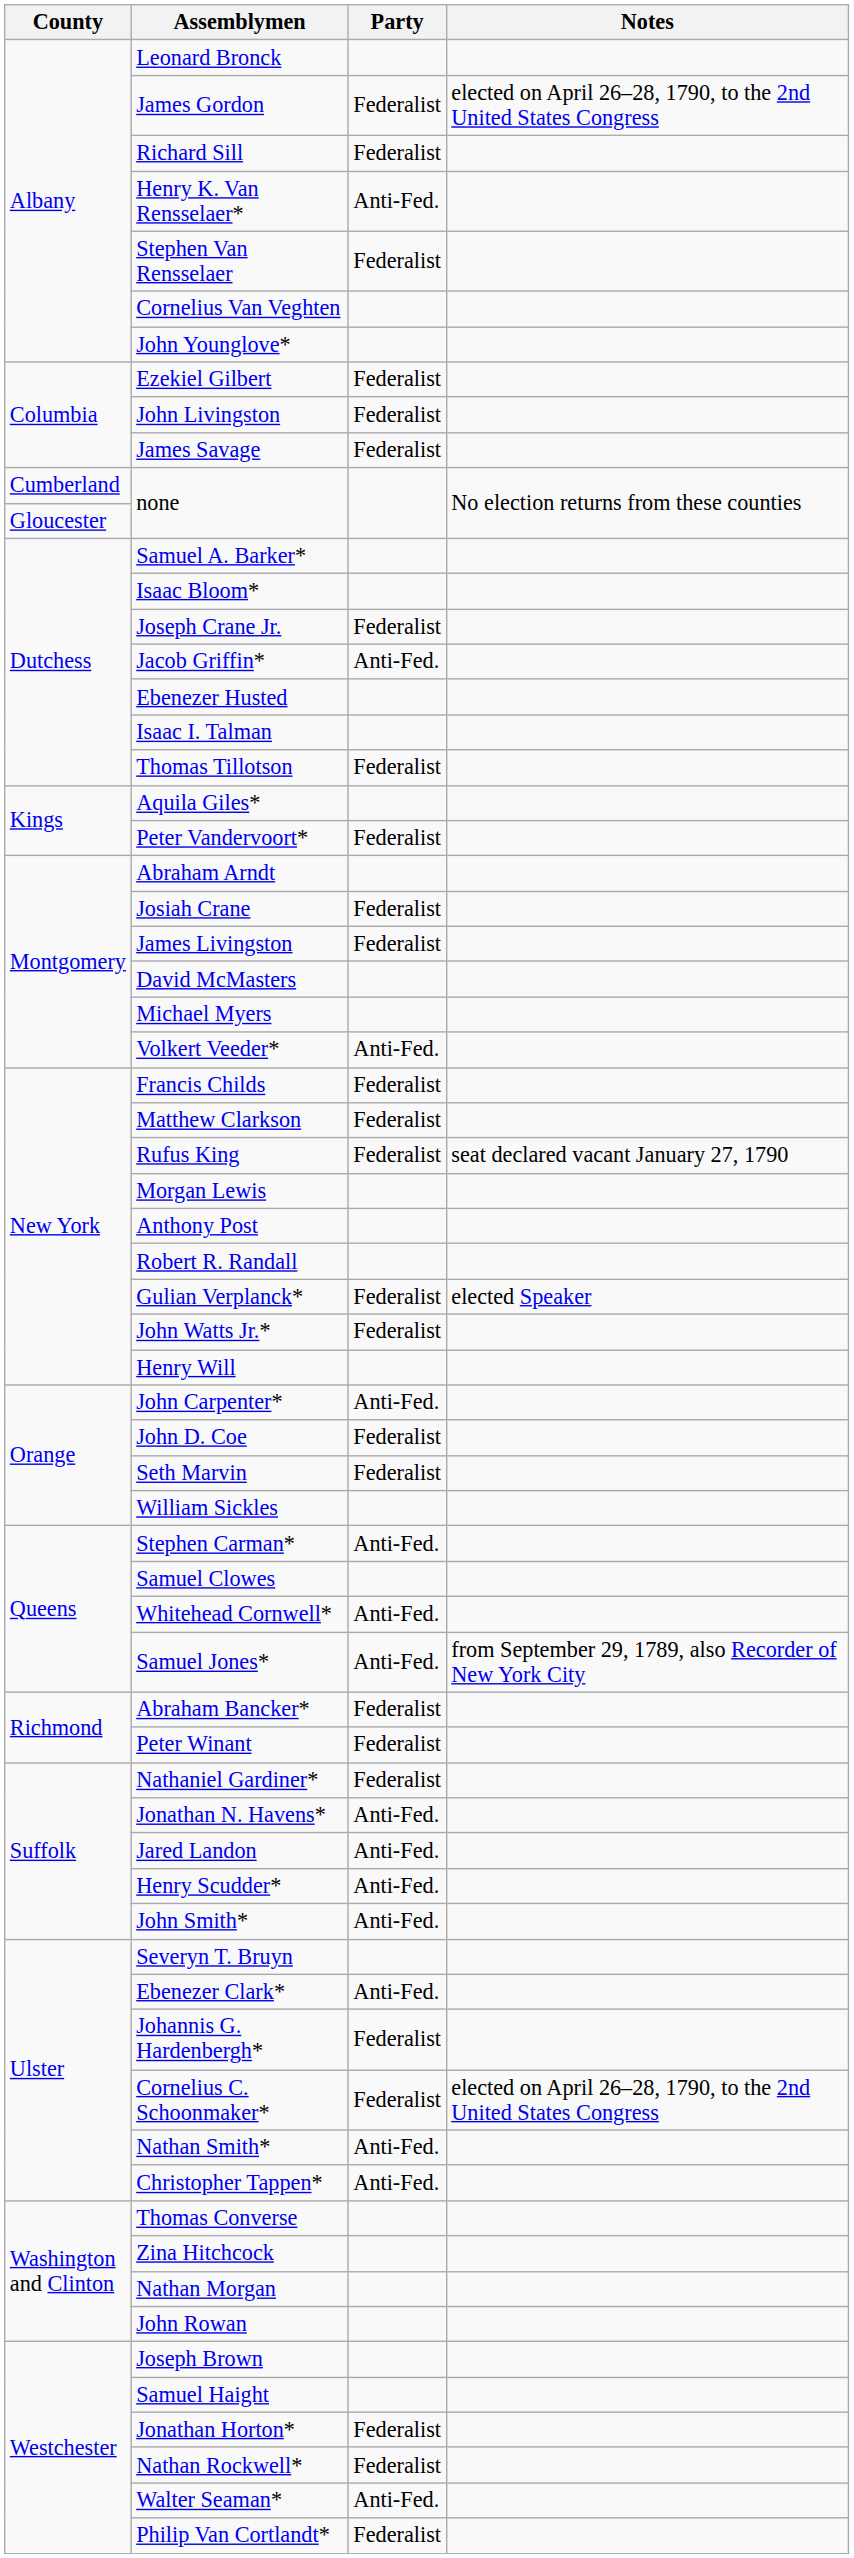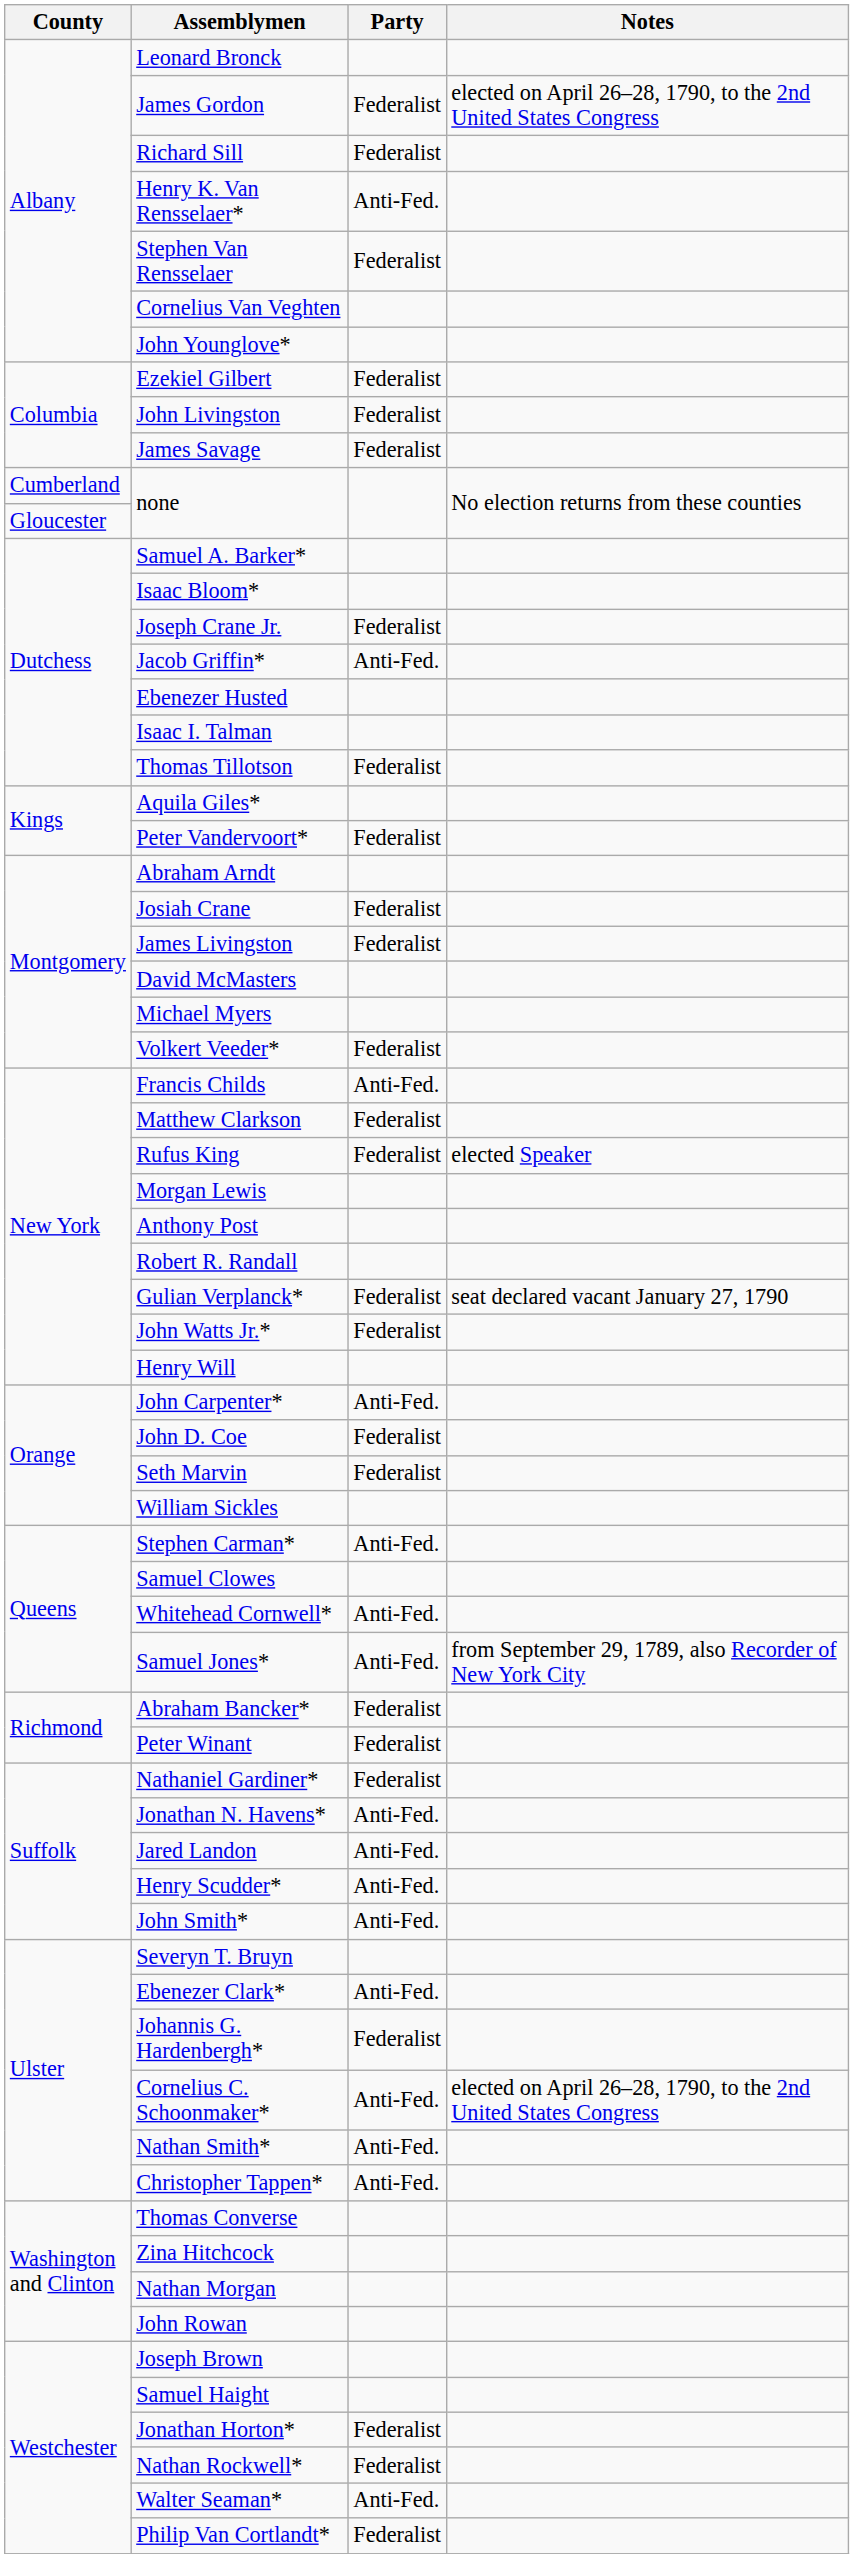(396, 1049) Anti-Fed. -> (397, 1049) Federalist
(397, 1084) Federalist -> (396, 1084) Anti-Fed.
(620, 1155) seat declared vacant January 27, 1790 -> (521, 1155) elected Speaker
(521, 1296) elected Speaker -> (620, 1296) seat declared vacant January 27, 1790
(397, 2099) Federalist -> (396, 2099) Anti-Fed.
